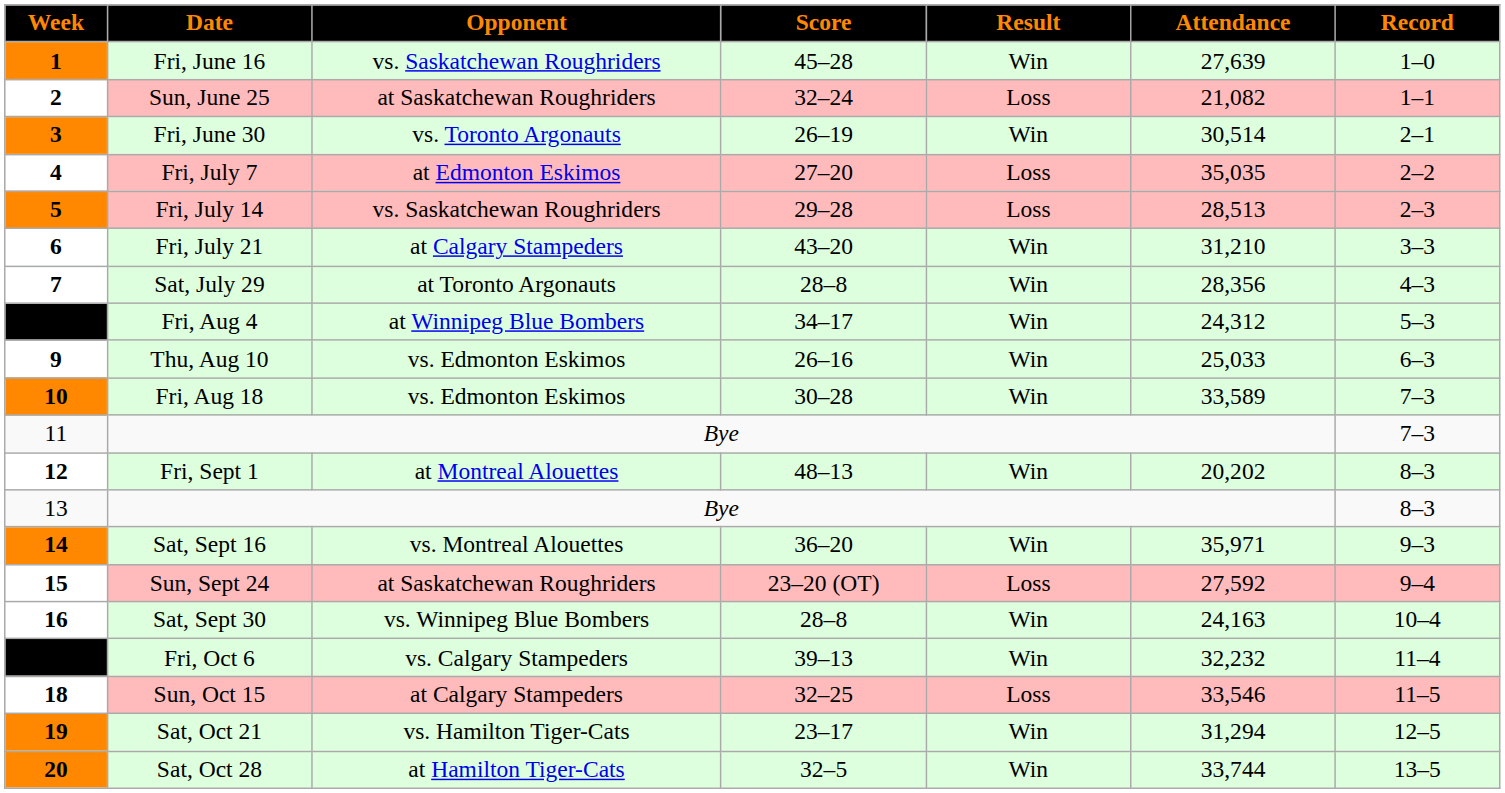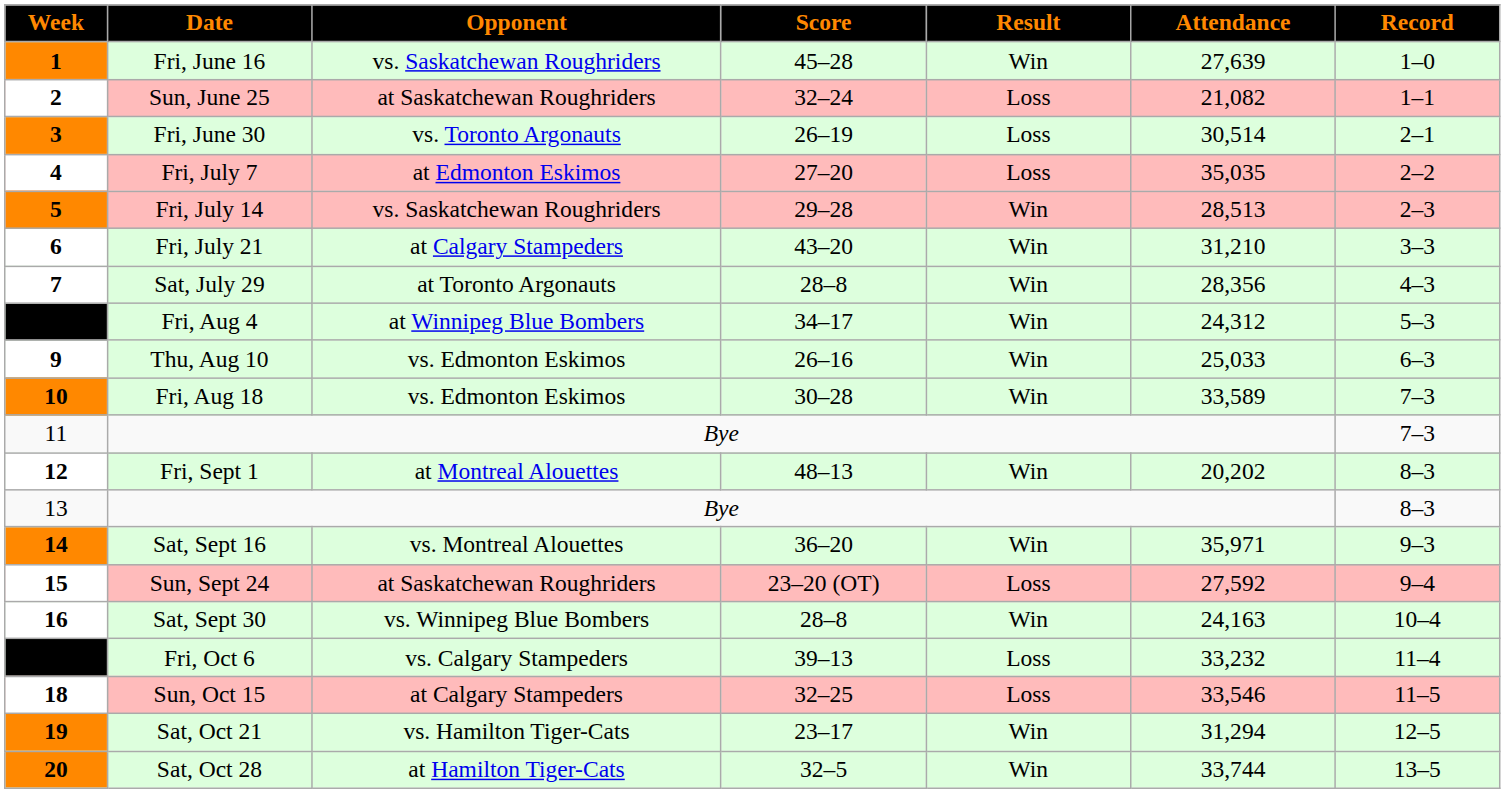(1028, 135) Win -> (1028, 135) Loss
(1028, 209) Loss -> (1028, 209) Win
(1028, 657) Win -> (1028, 657) Loss
(1233, 657) 32,232 -> (1233, 657) 33,232
